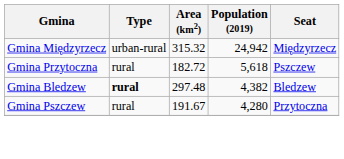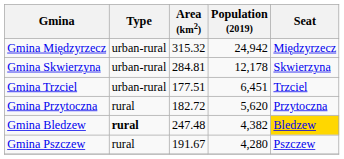+ row: (54, 67)
+ row: (42, 86)
(254, 67) 5,618 -> (254, 106) 5,620
(294, 67) Pszczew -> (300, 106) Przytoczna
(189, 86) 297.48 -> (189, 125) 247.48
(295, 86) no background -> (295, 125) gold background
(300, 106) Przytoczna -> (294, 144) Pszczew
